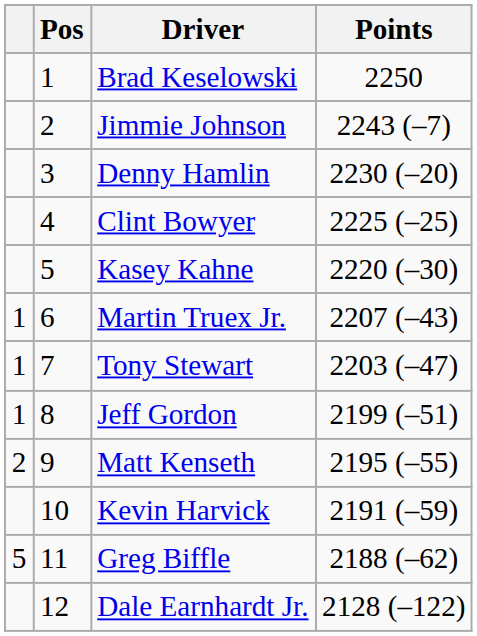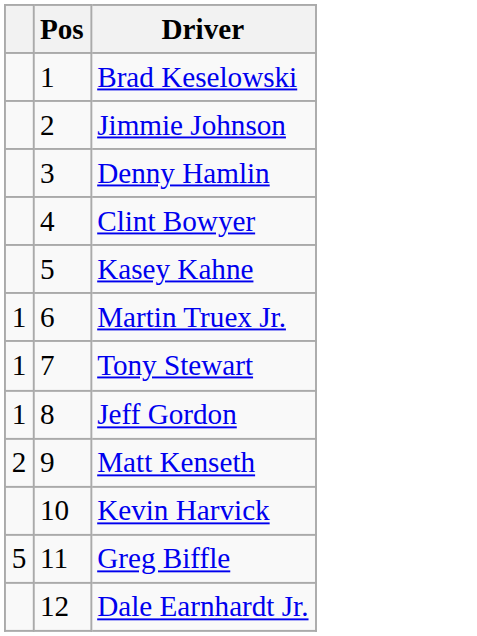- column: (394, 28)
